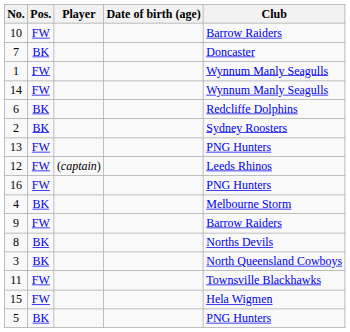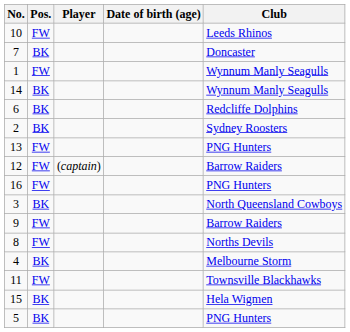(244, 33) Barrow Raiders -> (239, 33) Leeds Rhinos
(41, 90) FW -> (41, 90) BK
(239, 166) Leeds Rhinos -> (244, 166) Barrow Raiders
rows swapped: (16, 204) <-> (16, 261)
(41, 242) BK -> (41, 242) FW
(41, 299) FW -> (41, 299) BK
